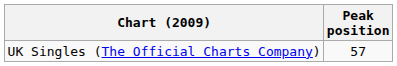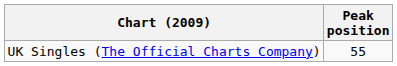(358, 51) 57 -> (358, 51) 55
